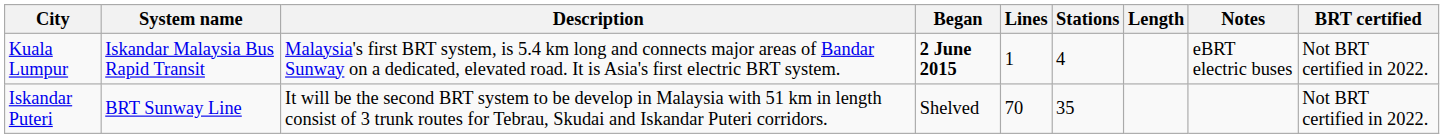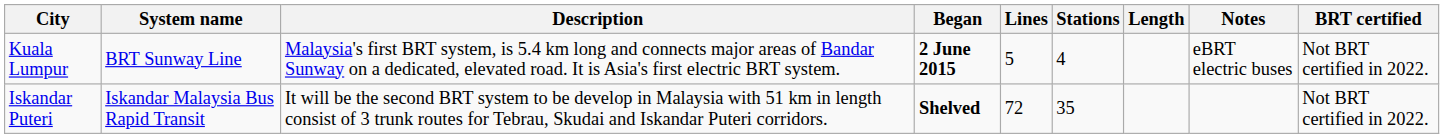(190, 58) Iskandar Malaysia Bus Rapid Transit -> (173, 58) BRT Sunway Line
(1009, 58) 1 -> (1009, 58) 5
(173, 108) BRT Sunway Line -> (190, 108) Iskandar Malaysia Bus Rapid Transit
(950, 108) normal -> (950, 108) bold
(1014, 108) 70 -> (1014, 108) 72
